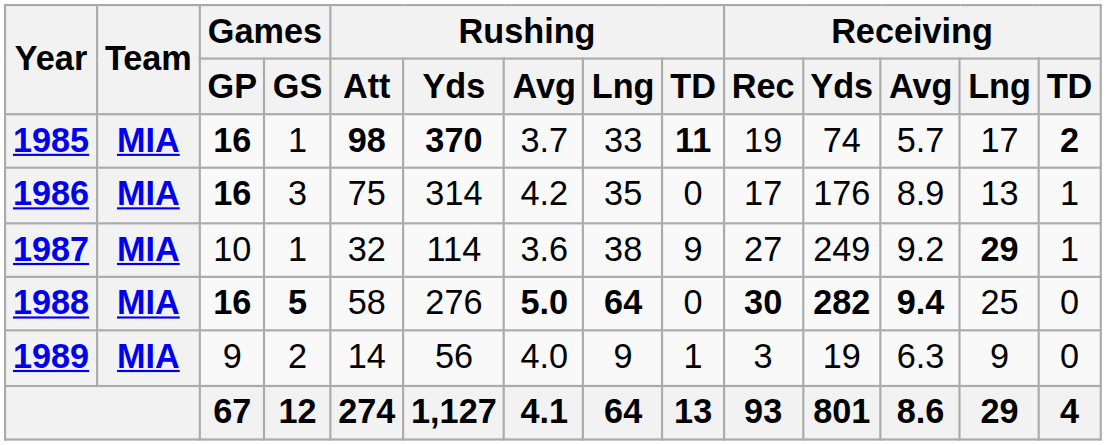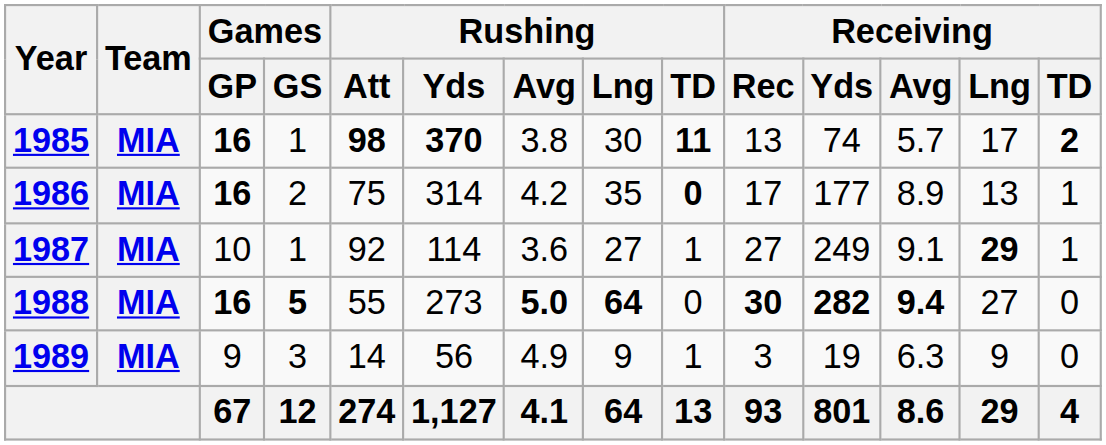(544, 140) 3.7 -> (544, 140) 3.8
(623, 140) 33 -> (623, 140) 30
(763, 140) 19 -> (763, 140) 13
(298, 194) 3 -> (298, 194) 2
(693, 194) normal -> (693, 194) bold
(842, 194) 176 -> (842, 194) 177
(367, 248) 32 -> (367, 248) 92
(623, 248) 38 -> (623, 248) 27
(693, 248) 9 -> (693, 248) 1
(921, 248) 9.2 -> (921, 248) 9.1
(367, 303) 58 -> (367, 303) 55
(454, 303) 276 -> (454, 303) 273
(1000, 303) 25 -> (1000, 303) 27
(298, 357) 2 -> (298, 357) 3
(544, 357) 4.0 -> (544, 357) 4.9
